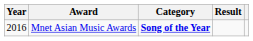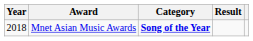(17, 28) 2016 -> (17, 28) 2018
